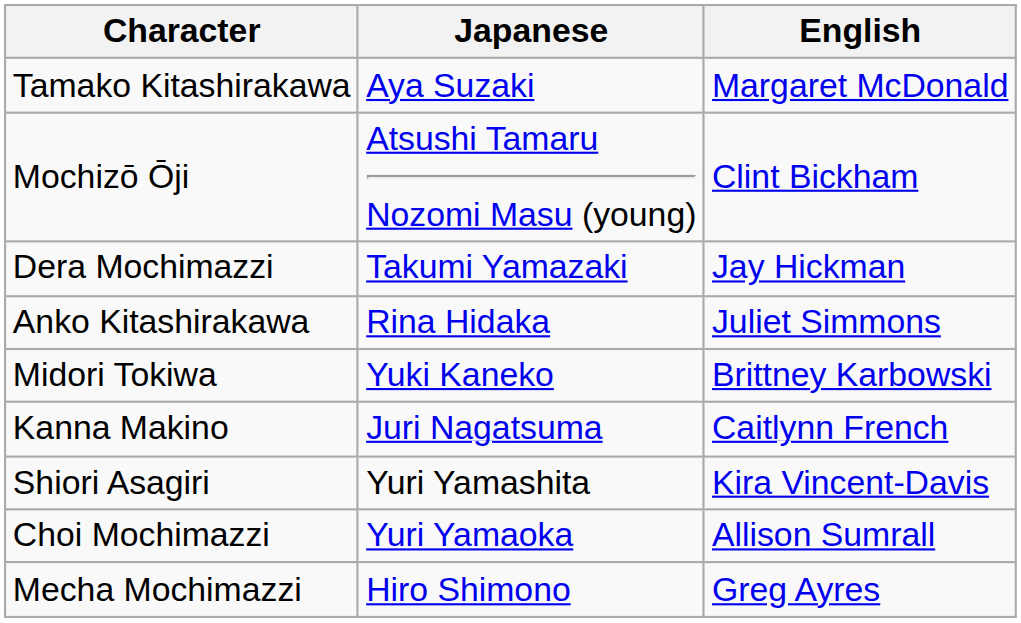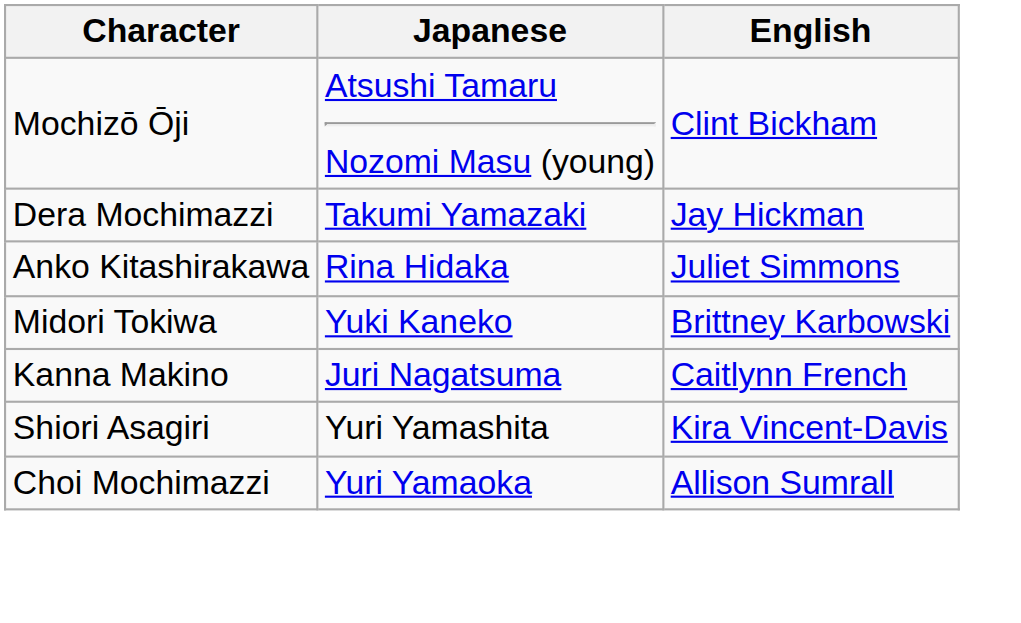- row: (182, 84)
- row: (157, 589)
